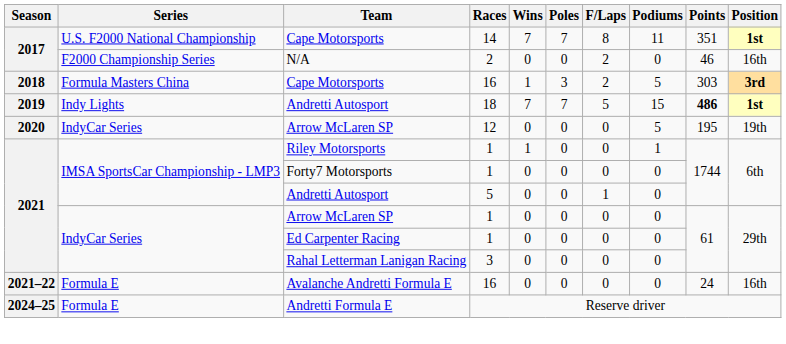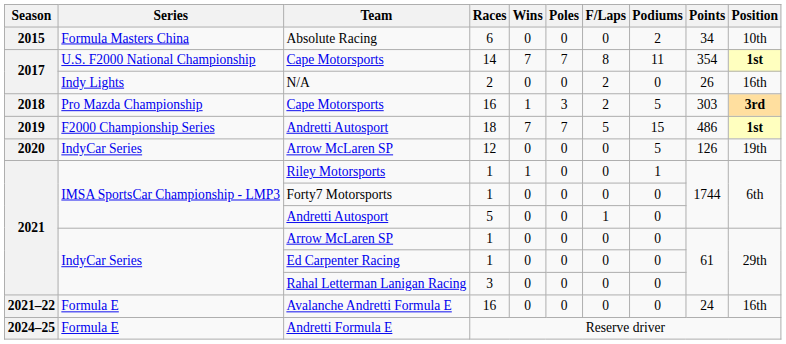+ row: (332, 38)
(707, 38) 351 -> (707, 60) 354
(138, 60) F2000 Championship Series -> (93, 83) Indy Lights
(707, 60) 46 -> (707, 83) 26
(125, 83) Formula Masters China -> (132, 105) Pro Mazda Championship
(93, 105) Indy Lights -> (138, 127) F2000 Championship Series
(707, 105) bold -> (707, 127) normal
(707, 127) 195 -> (707, 150) 126
